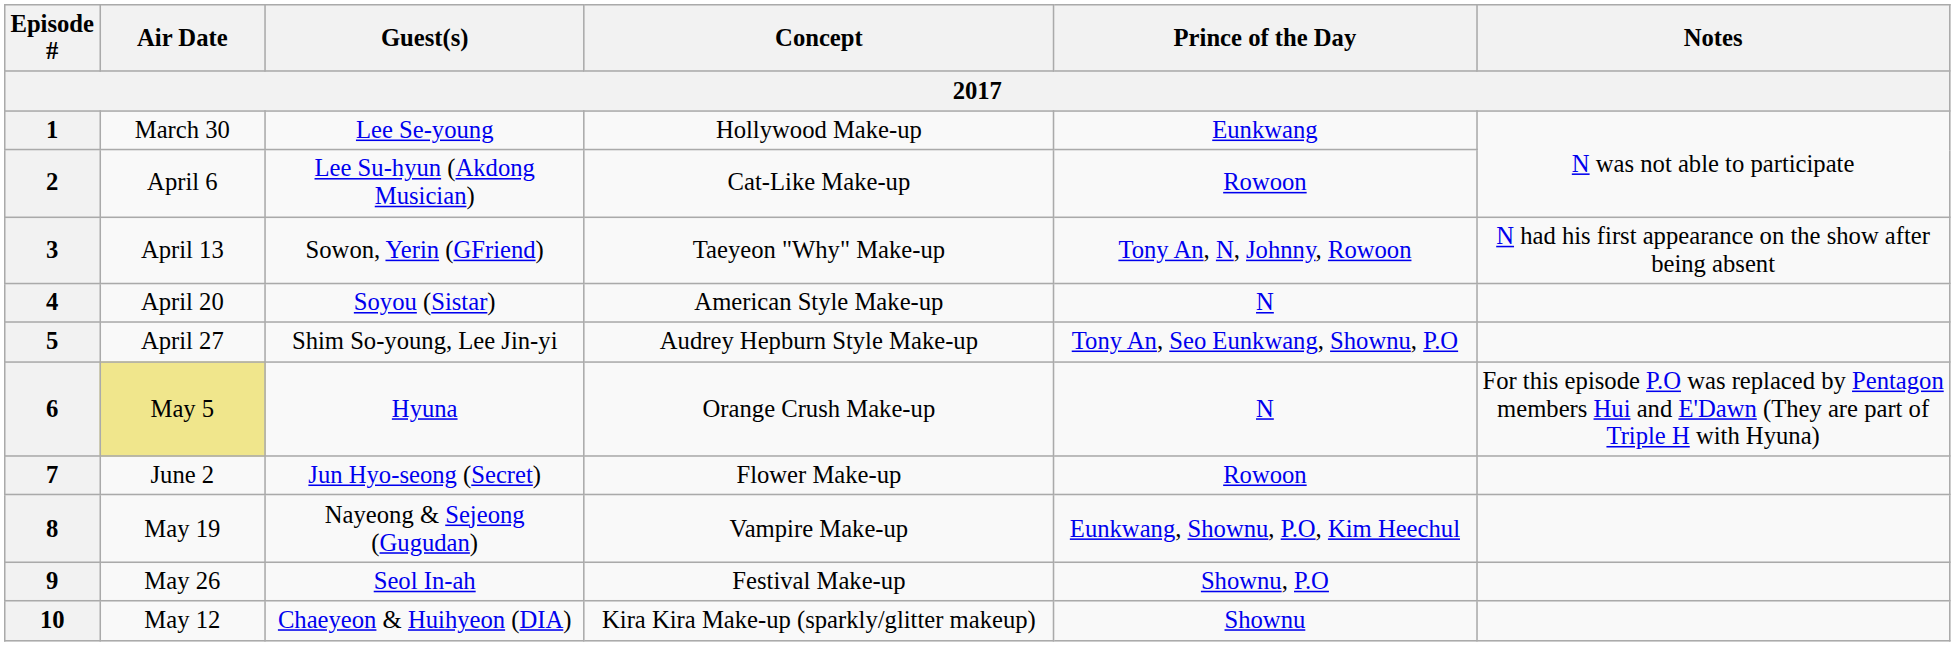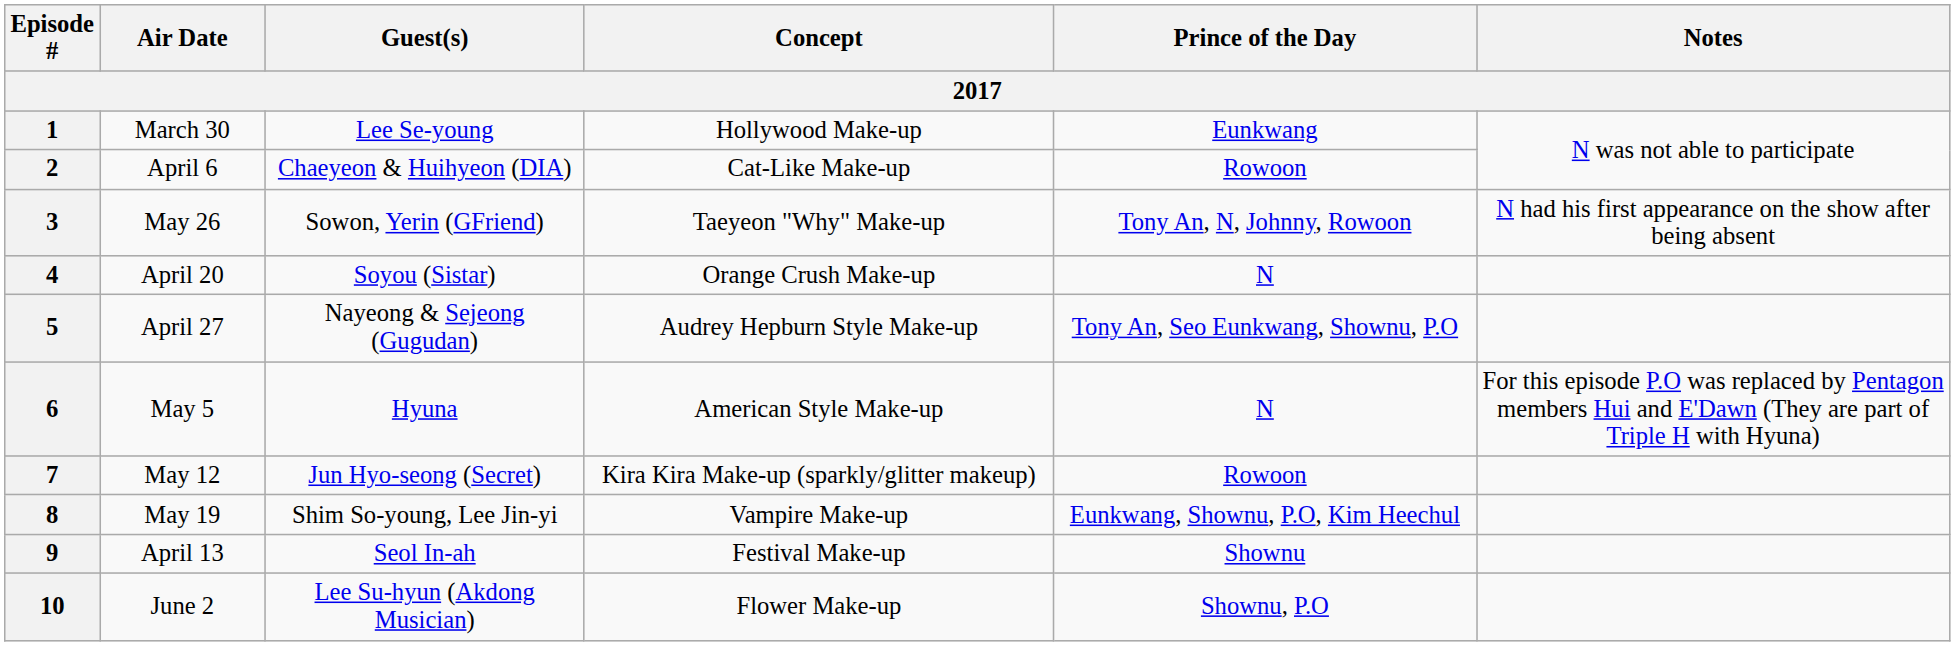(425, 182) Lee Su-hyun (Akdong Musician) -> (425, 168) Chaeyeon & Huihyeon (DIA)
(182, 249) April 13 -> (182, 221) May 26
(819, 302) American Style Make-up -> (819, 274) Orange Crush Make-up
(425, 341) Shim So-young, Lee Jin-yi -> (425, 327) Nayeong & Sejeong (Gugudan)
(182, 408) khaki background -> (182, 408) no background
(819, 408) Orange Crush Make-up -> (819, 408) American Style Make-up
(182, 475) June 2 -> (182, 475) May 12
(819, 475) Flower Make-up -> (819, 475) Kira Kira Make-up (sparkly/glitter makeup)
(425, 528) Nayeong & Sejeong (Gugudan) -> (425, 514) Shim So-young, Lee Jin-yi
(182, 581) May 26 -> (182, 553) April 13
(1265, 581) Shownu, P.O -> (1265, 553) Shownu
(182, 620) May 12 -> (182, 606) June 2
(425, 620) Chaeyeon & Huihyeon (DIA) -> (425, 606) Lee Su-hyun (Akdong Musician)
(819, 620) Kira Kira Make-up (sparkly/glitter makeup) -> (819, 606) Flower Make-up
(1265, 620) Shownu -> (1265, 606) Shownu, P.O
